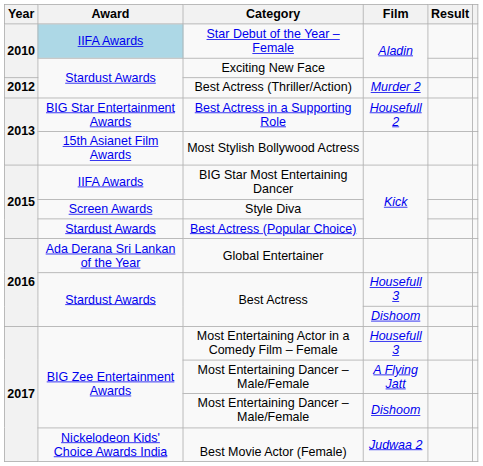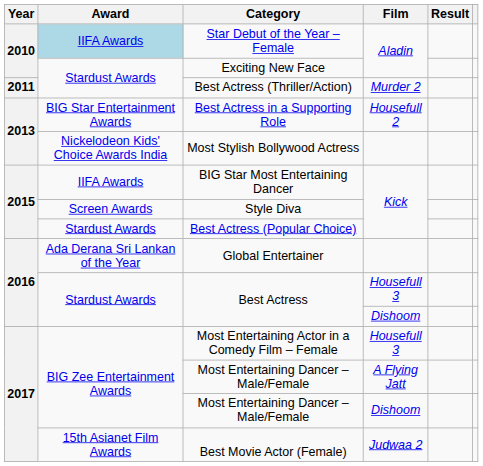(21, 87) 2012 -> (21, 87) 2011
(111, 148) 15th Asianet Film Awards -> (111, 148) Nickelodeon Kids' Choice Awards India
(111, 444) Nickelodeon Kids' Choice Awards India -> (111, 444) 15th Asianet Film Awards
